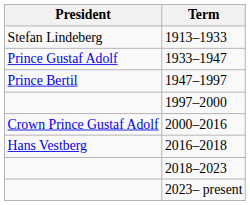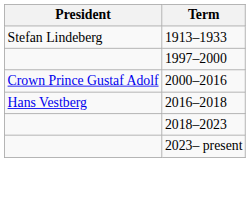- row: (196, 59)
- row: (196, 80)
